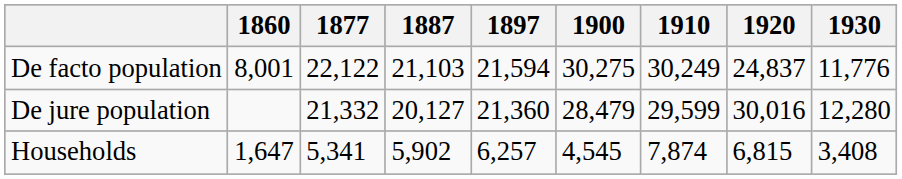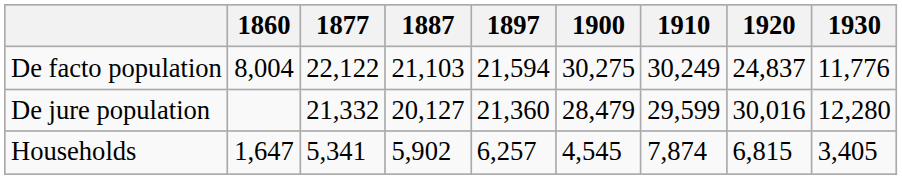(264, 67) 8,001 -> (264, 67) 8,004
(848, 151) 3,408 -> (848, 151) 3,405
